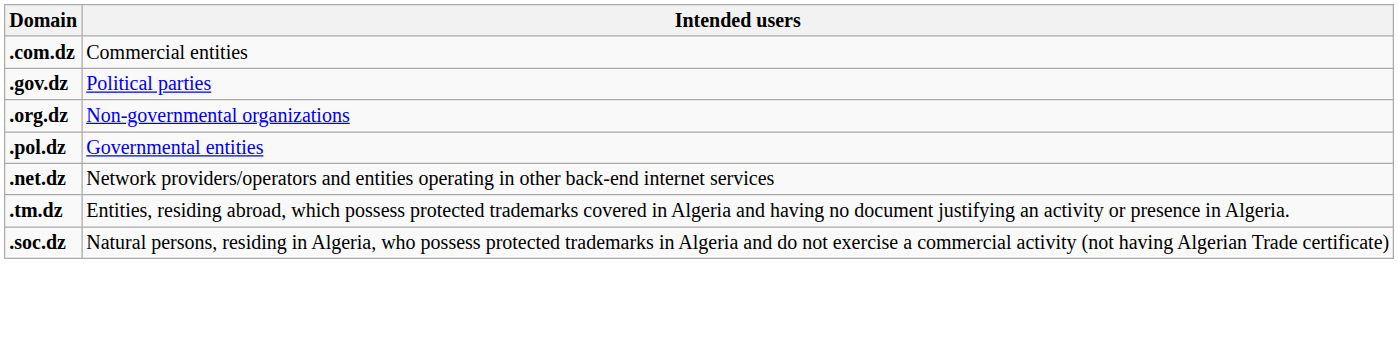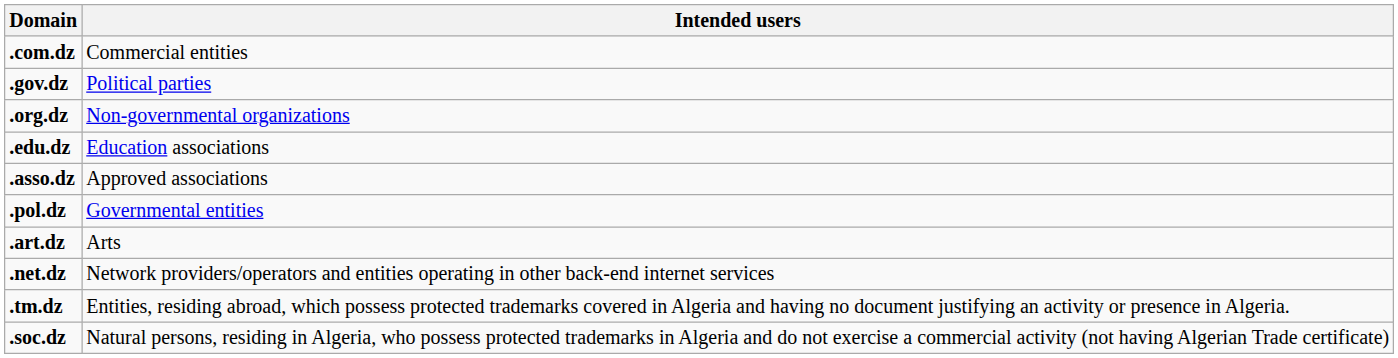+ row: (40, 147)
+ row: (42, 178)
+ row: (37, 242)
